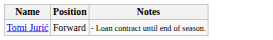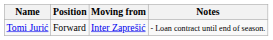+ column: (118, 12)
